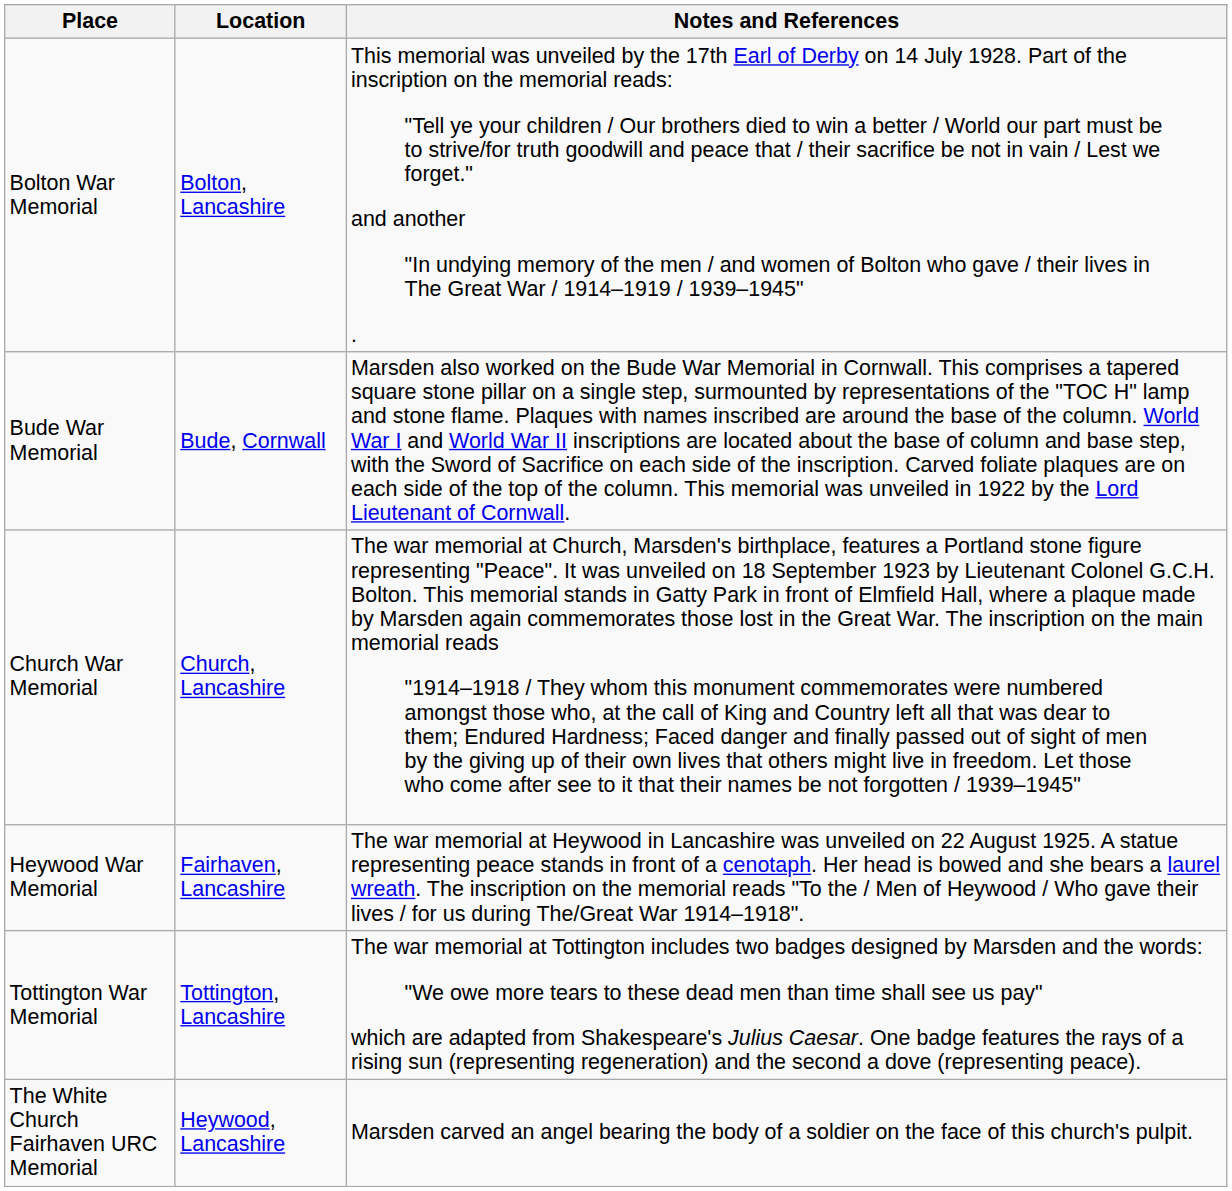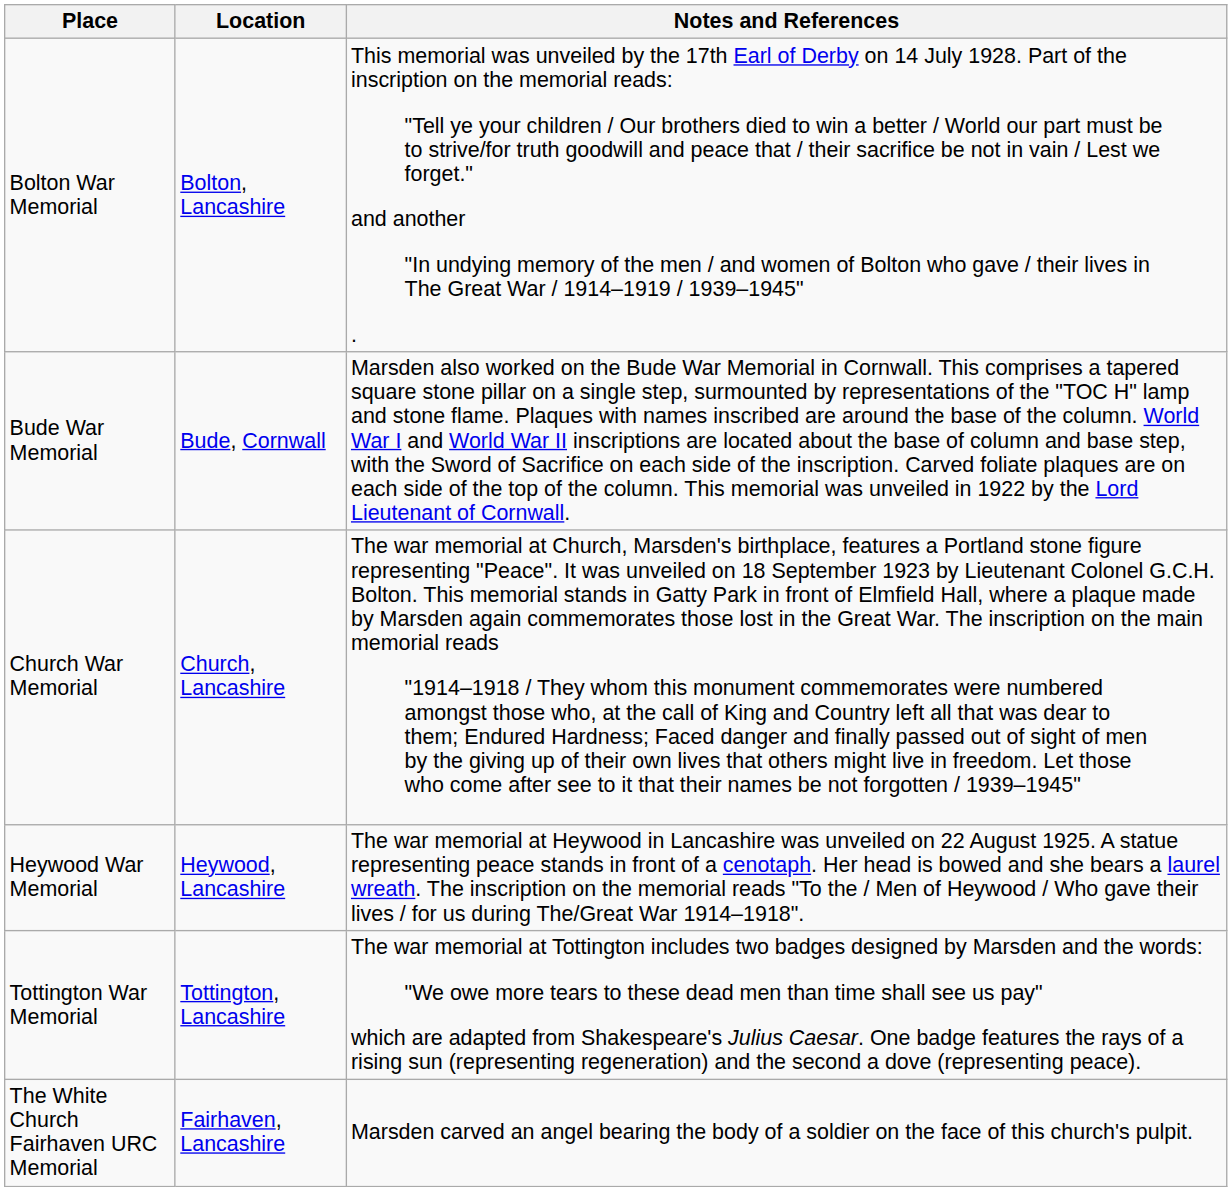(233, 877) Fairhaven, Lancashire -> (233, 877) Heywood, Lancashire
(233, 1132) Heywood, Lancashire -> (233, 1132) Fairhaven, Lancashire
